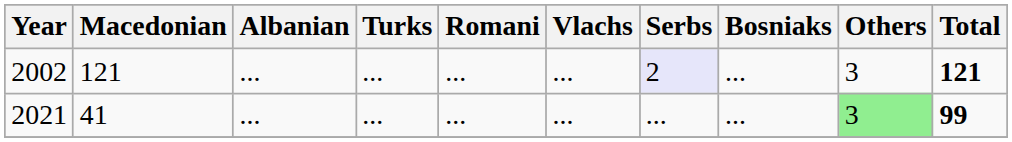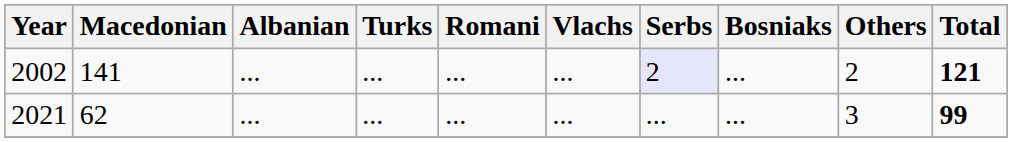(101, 70) 121 -> (101, 70) 141
(852, 70) 3 -> (852, 70) 2
(94, 114) 41 -> (94, 114) 62
(852, 114) lightgreen background -> (852, 114) no background
